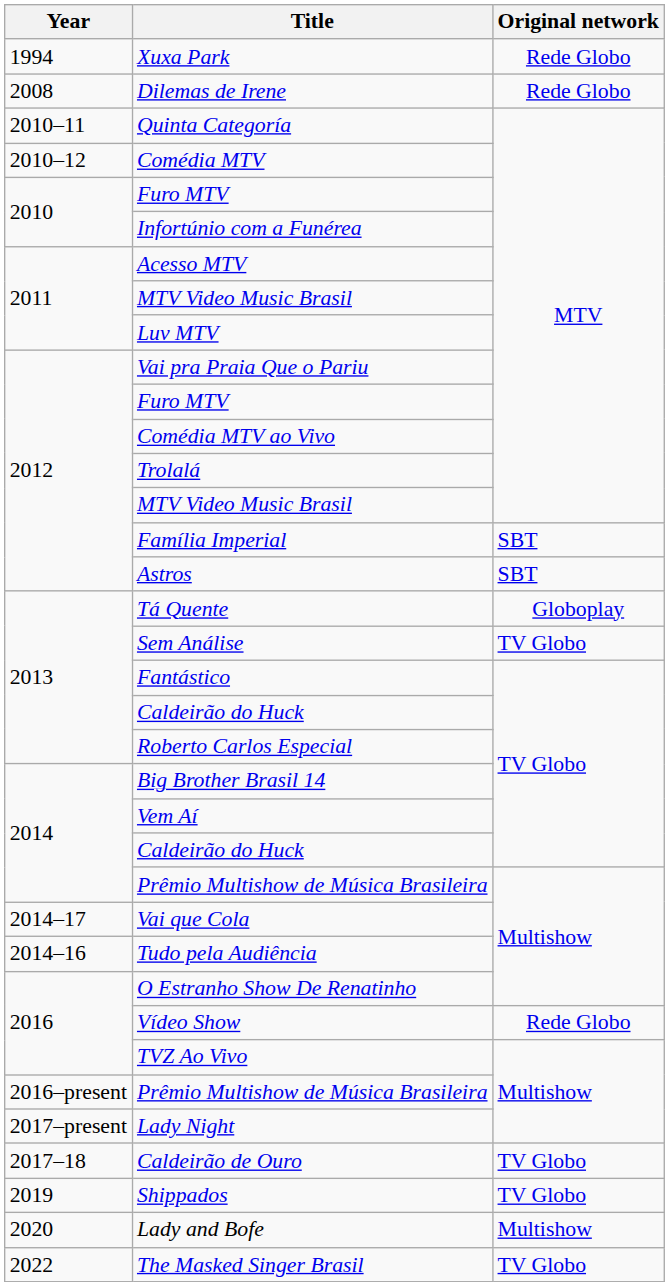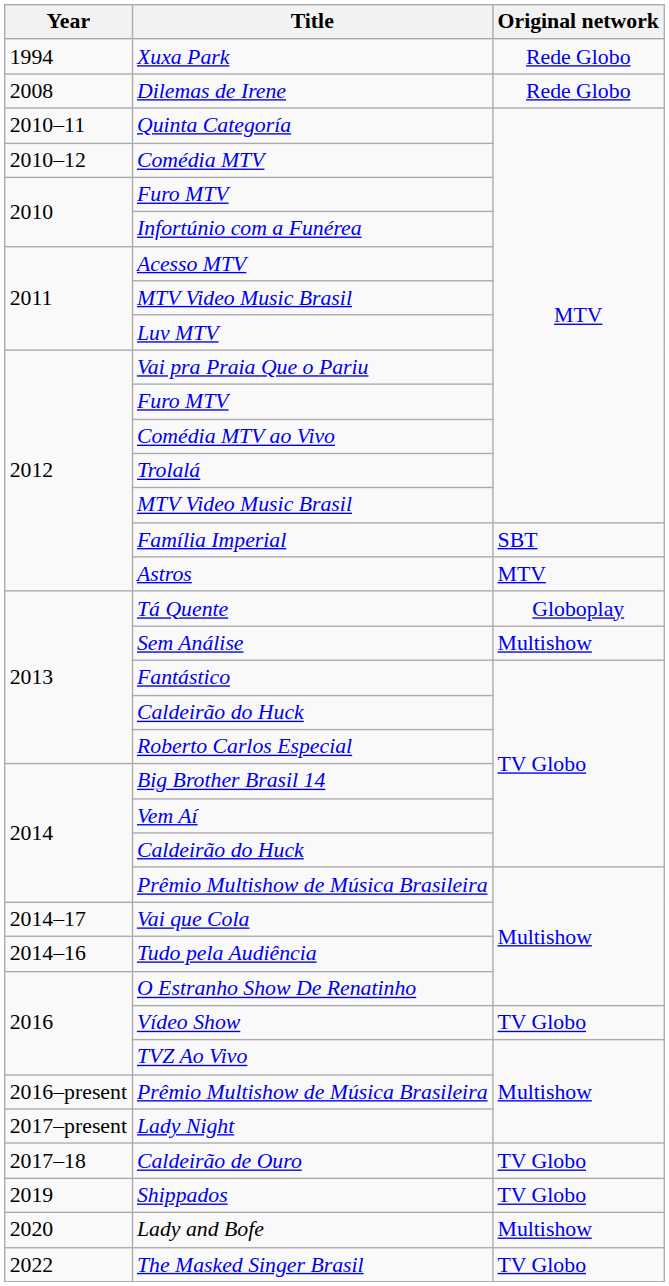(518, 573) SBT -> (522, 573) MTV
(542, 642) TV Globo -> (545, 642) Multishow
(578, 1022) Rede Globo -> (542, 1022) TV Globo
